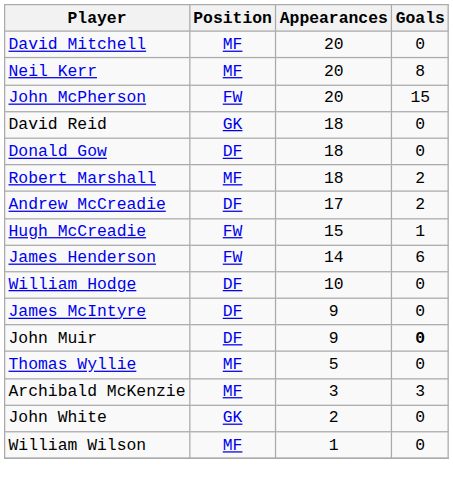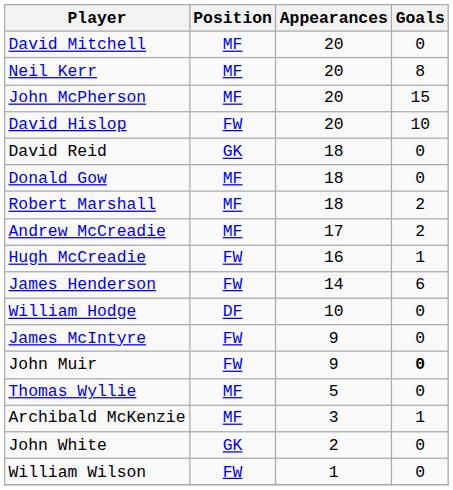(233, 98) FW -> (233, 98) MF
+ row: (68, 125)
(233, 151) DF -> (233, 178) MF
(233, 205) DF -> (233, 232) MF
(334, 232) 15 -> (334, 258) 16
(233, 312) DF -> (233, 338) FW
(233, 338) DF -> (233, 365) FW
(420, 392) 3 -> (420, 418) 1
(233, 445) MF -> (233, 472) FW
